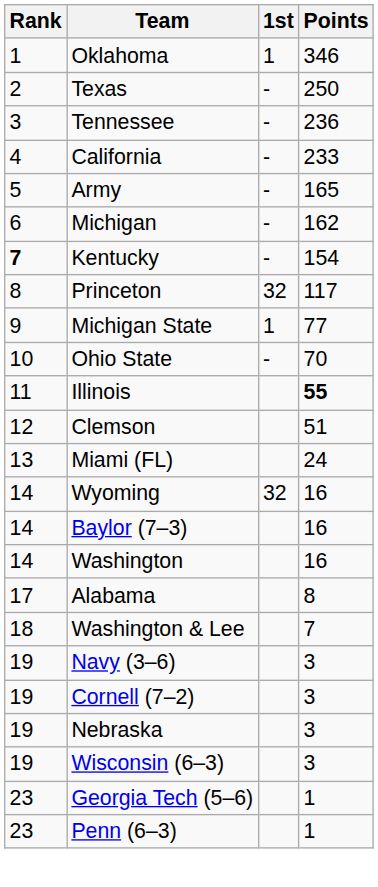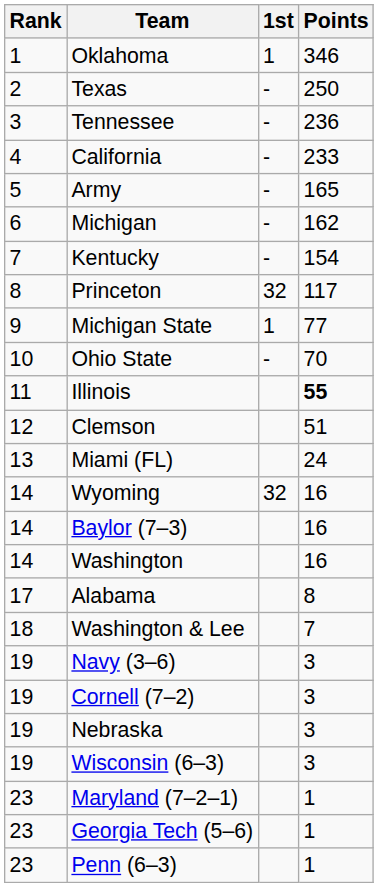(15, 257) bold -> (15, 257) normal
+ row: (155, 797)
